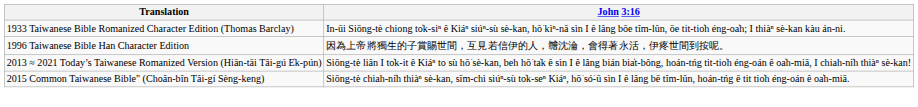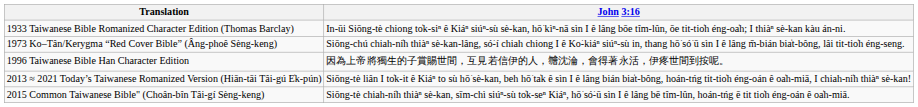+ row: (142, 44)
